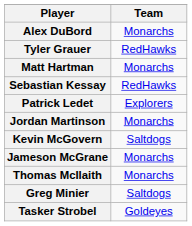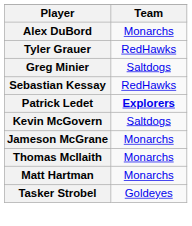rows swapped: (57, 67) <-> (57, 193)
(149, 103) normal -> (149, 103) bold
- row: (57, 121)
